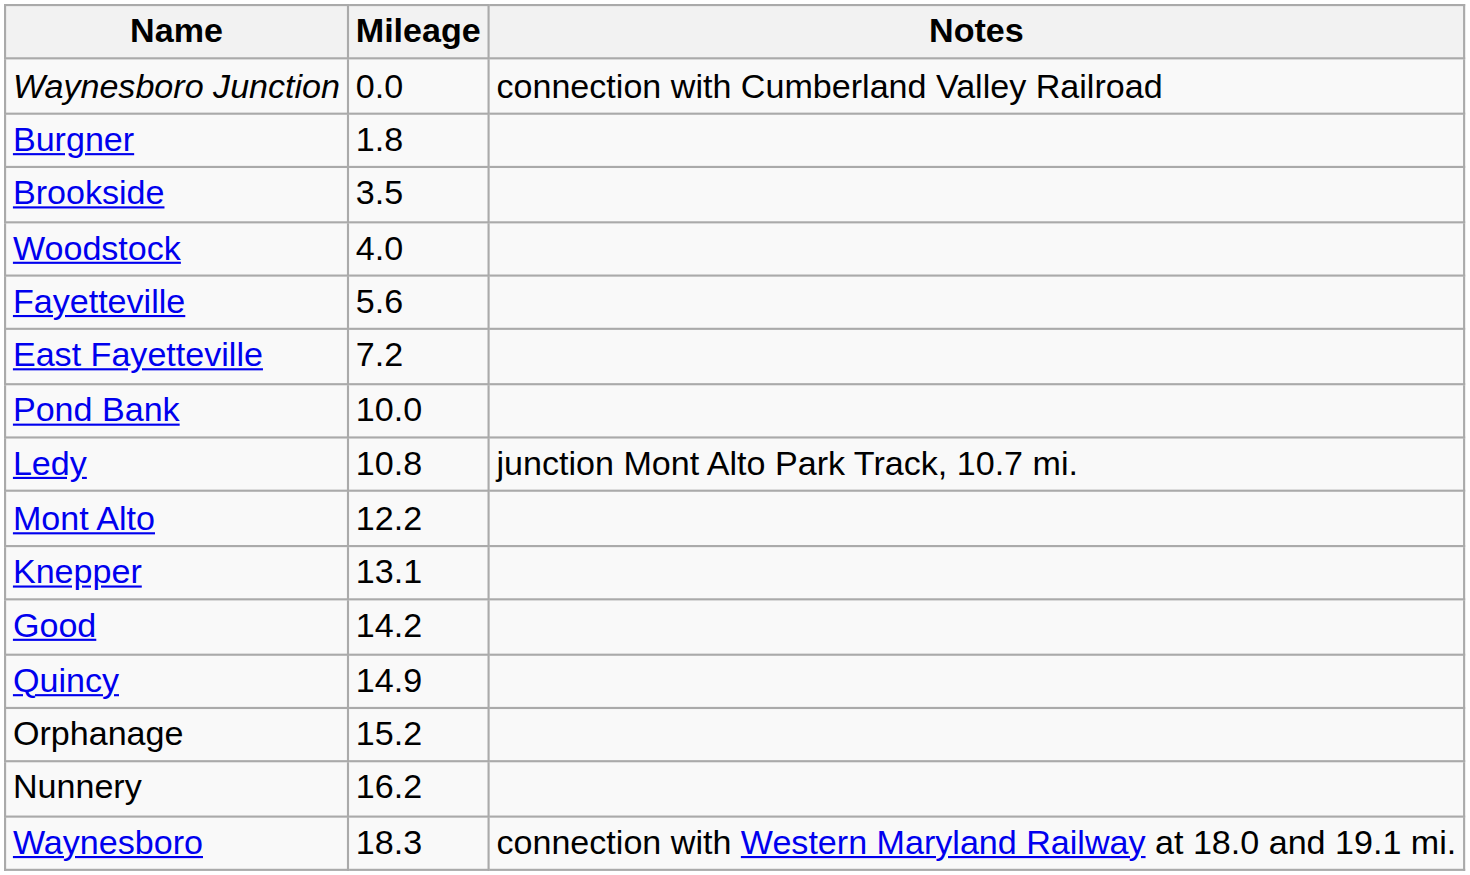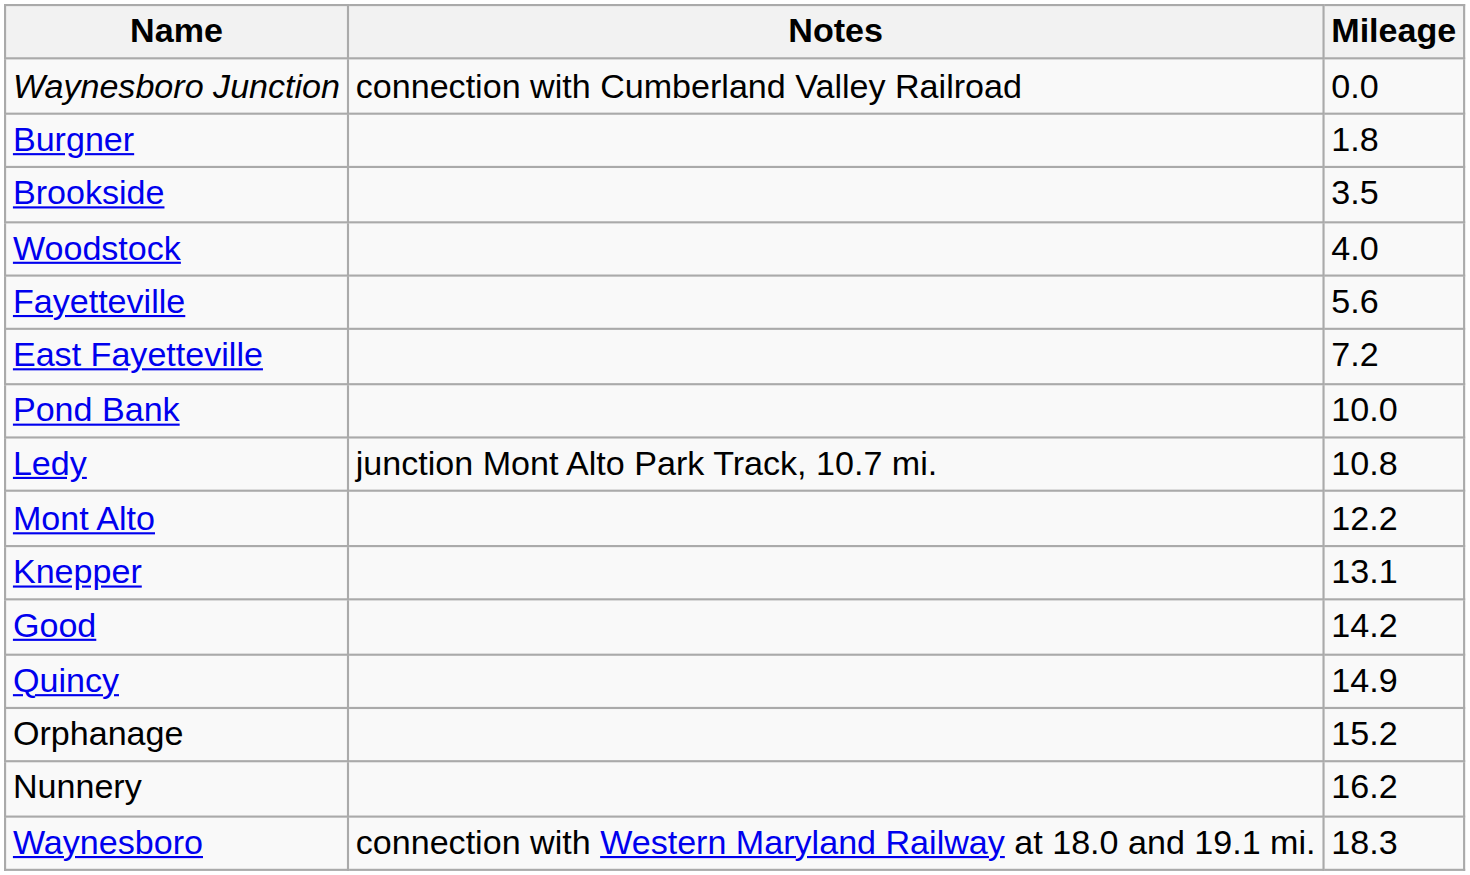columns swapped: (418, 31) <-> (976, 31)
